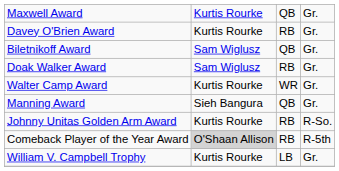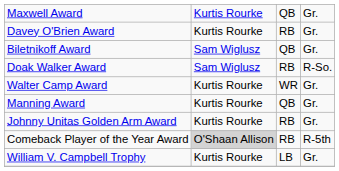(311, 67) Gr. -> (318, 67) R-So.
(228, 103) Sieh Bangura -> (228, 103) Kurtis Rourke
(318, 121) R-So. -> (311, 121) Gr.
